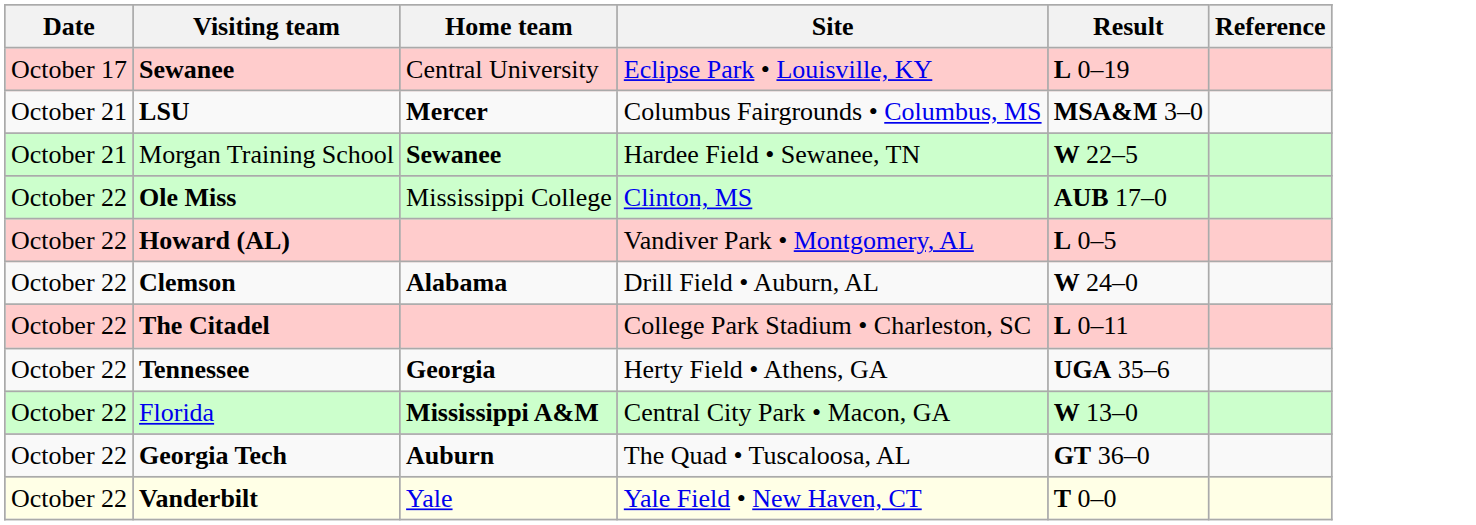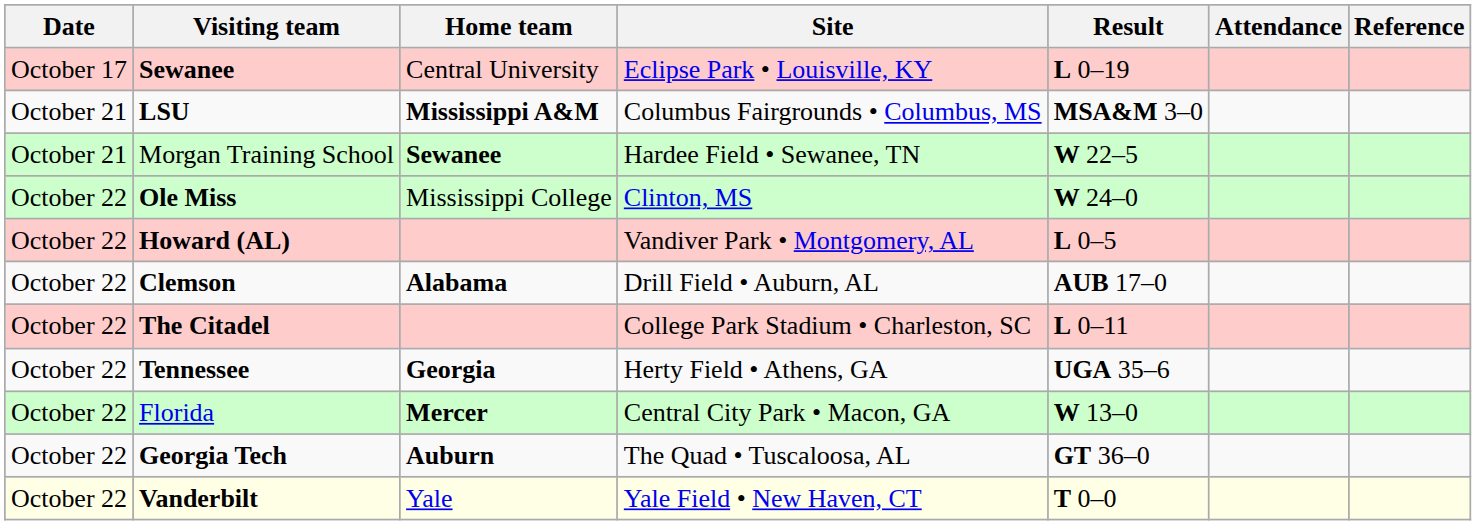+ column: (1279, 26)
(447, 111) Mercer -> (502, 111) Mississippi A&M
(1110, 197) AUB 17–0 -> (1096, 197) W 24–0
(1096, 283) W 24–0 -> (1110, 283) AUB 17–0
(502, 411) Mississippi A&M -> (447, 411) Mercer
